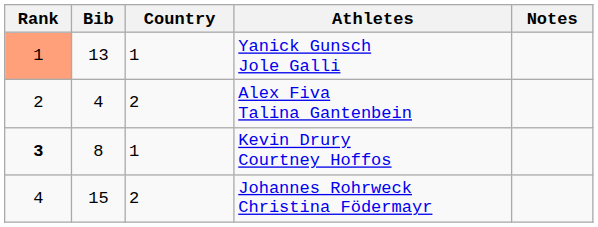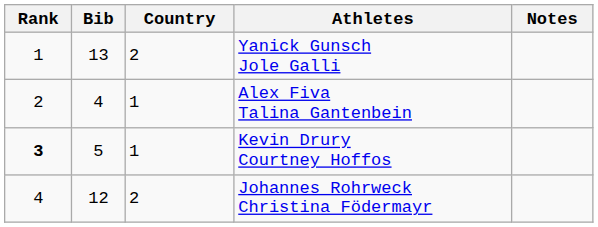(38, 56) lightsalmon background -> (38, 56) no background
(134, 56) 1 -> (134, 56) 2
(134, 104) 2 -> (134, 104) 1
(98, 151) 8 -> (98, 151) 5
(98, 198) 15 -> (98, 198) 12
